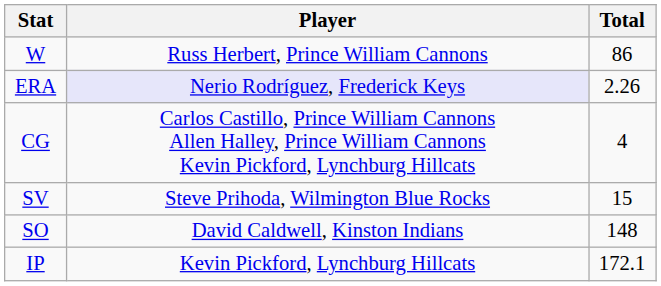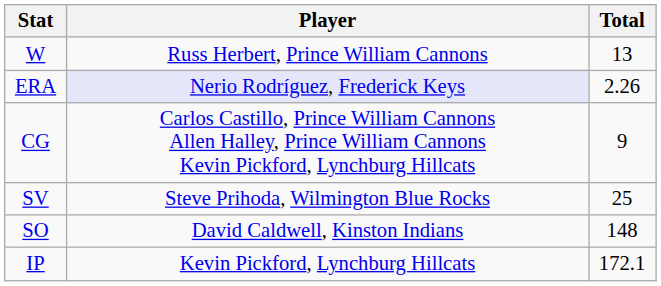(622, 53) 86 -> (622, 53) 13
(622, 142) 4 -> (622, 142) 9
(622, 198) 15 -> (622, 198) 25
